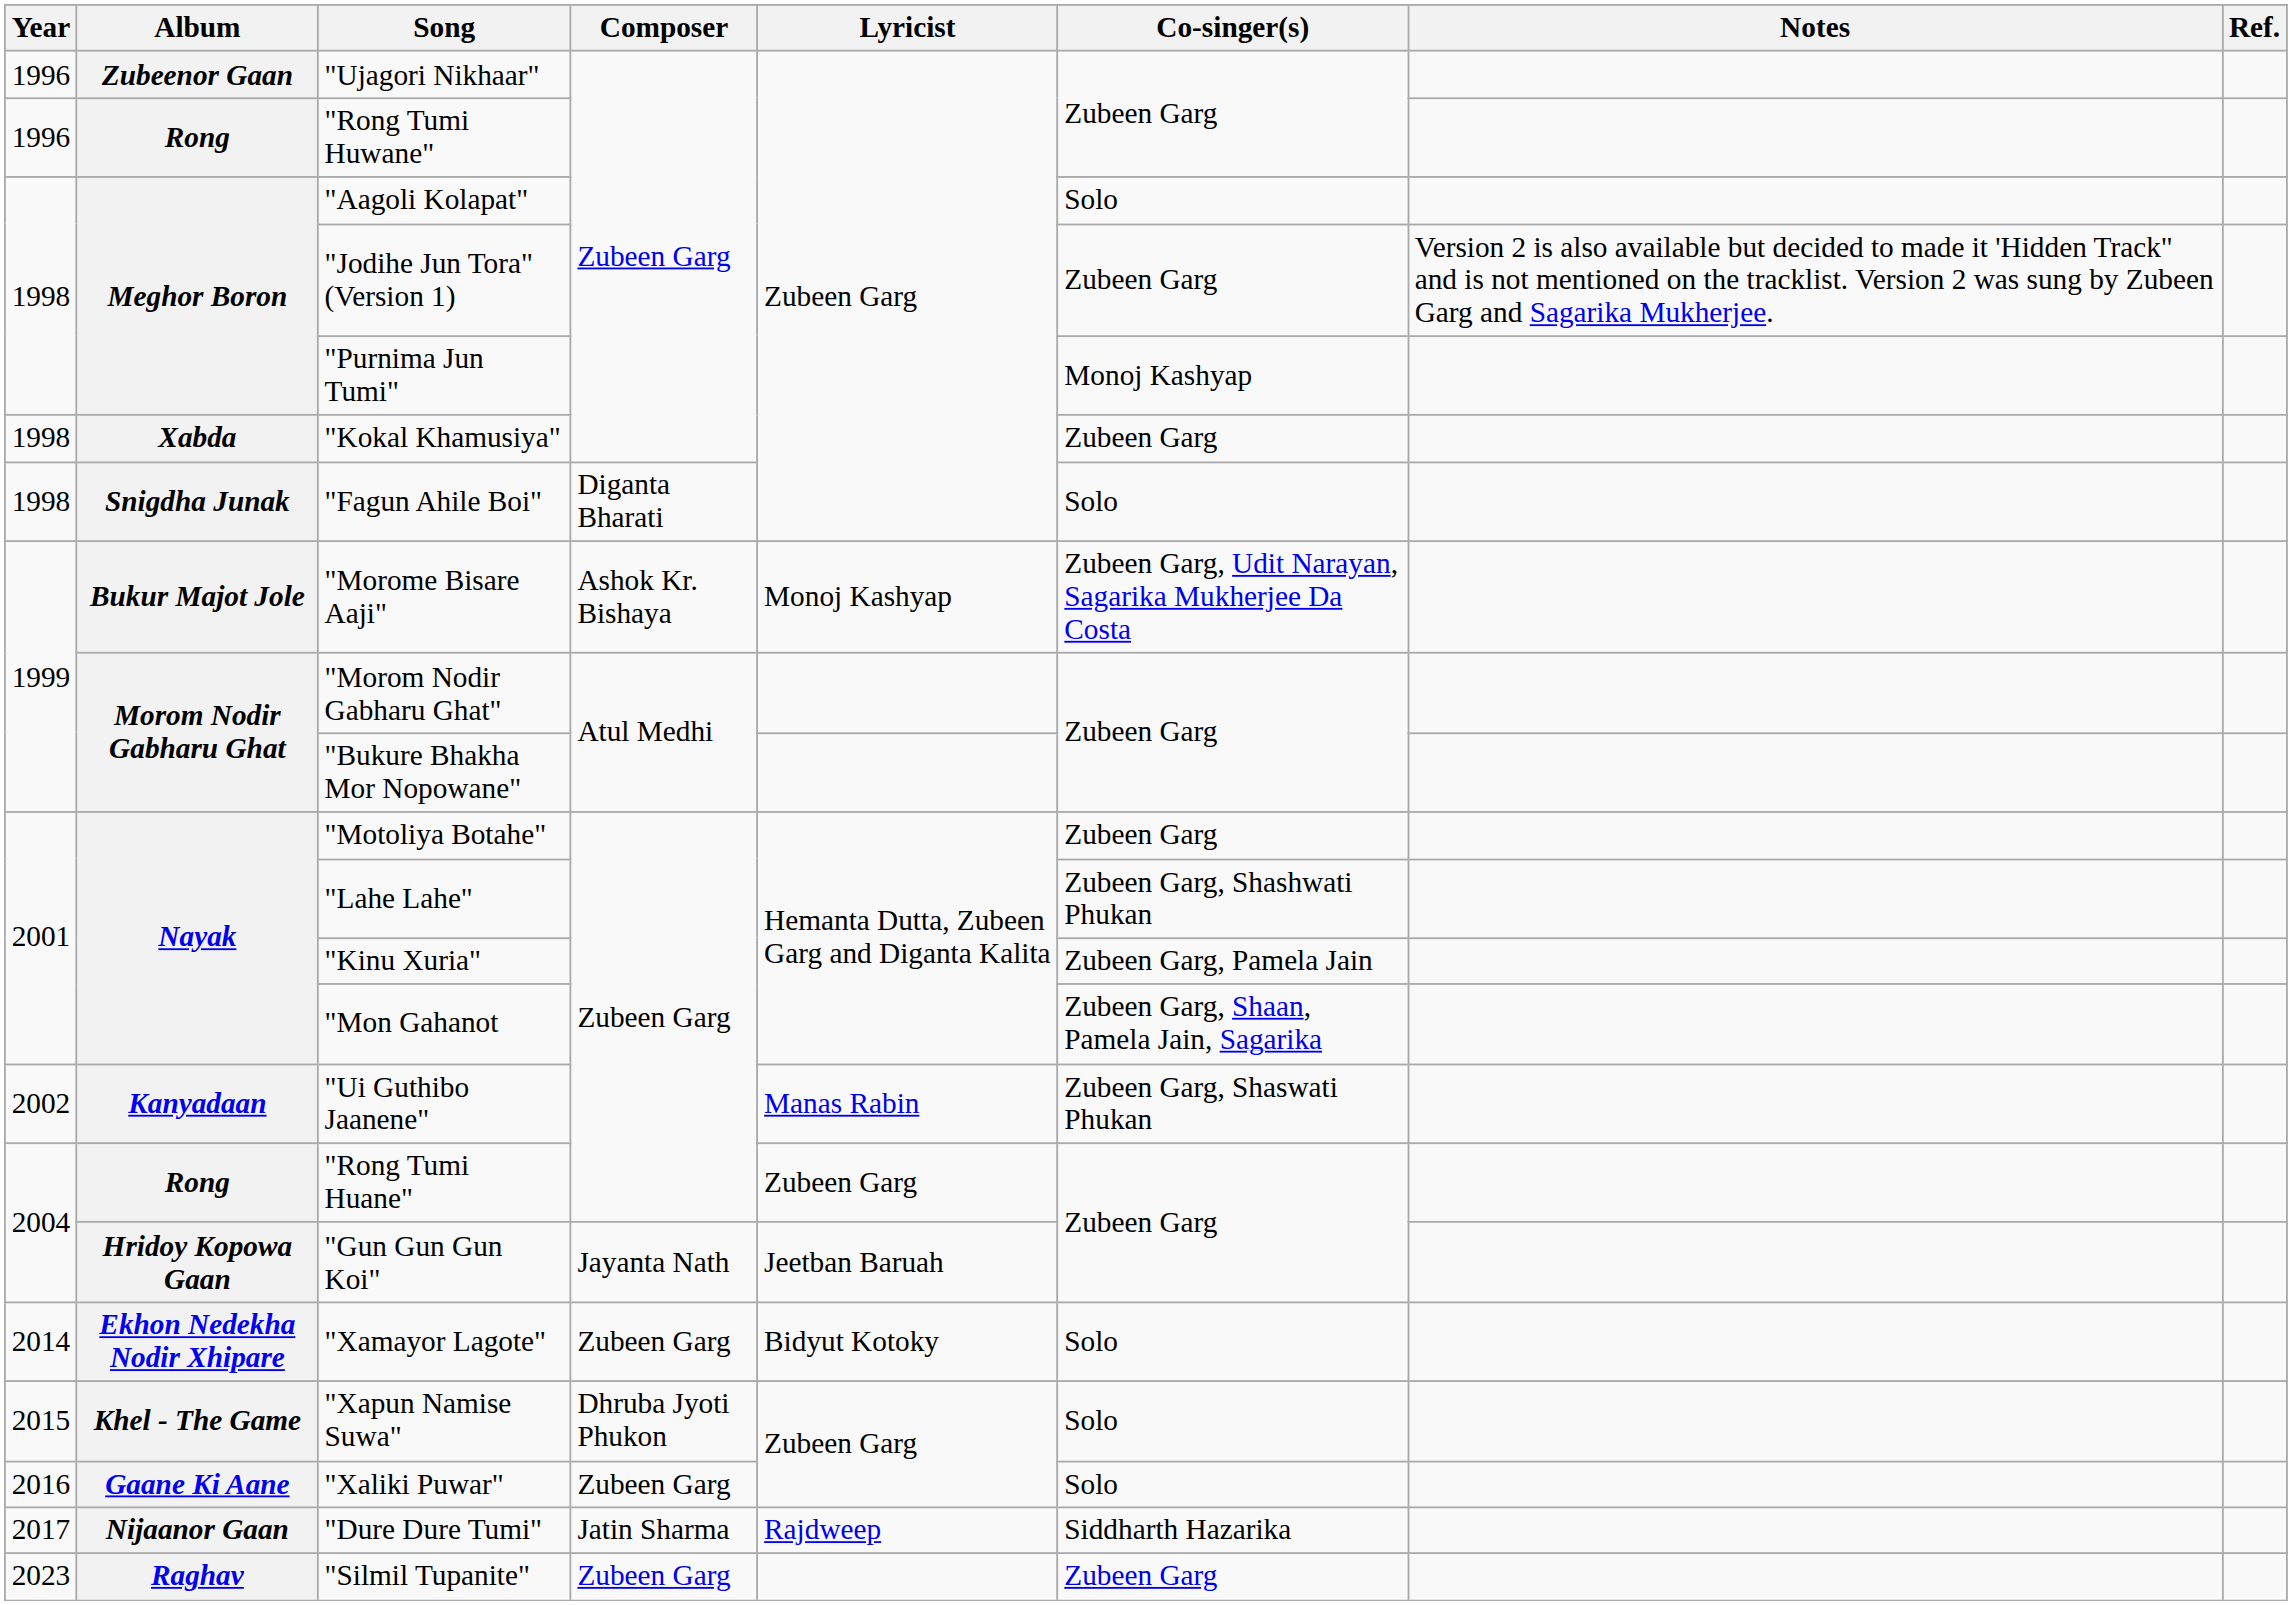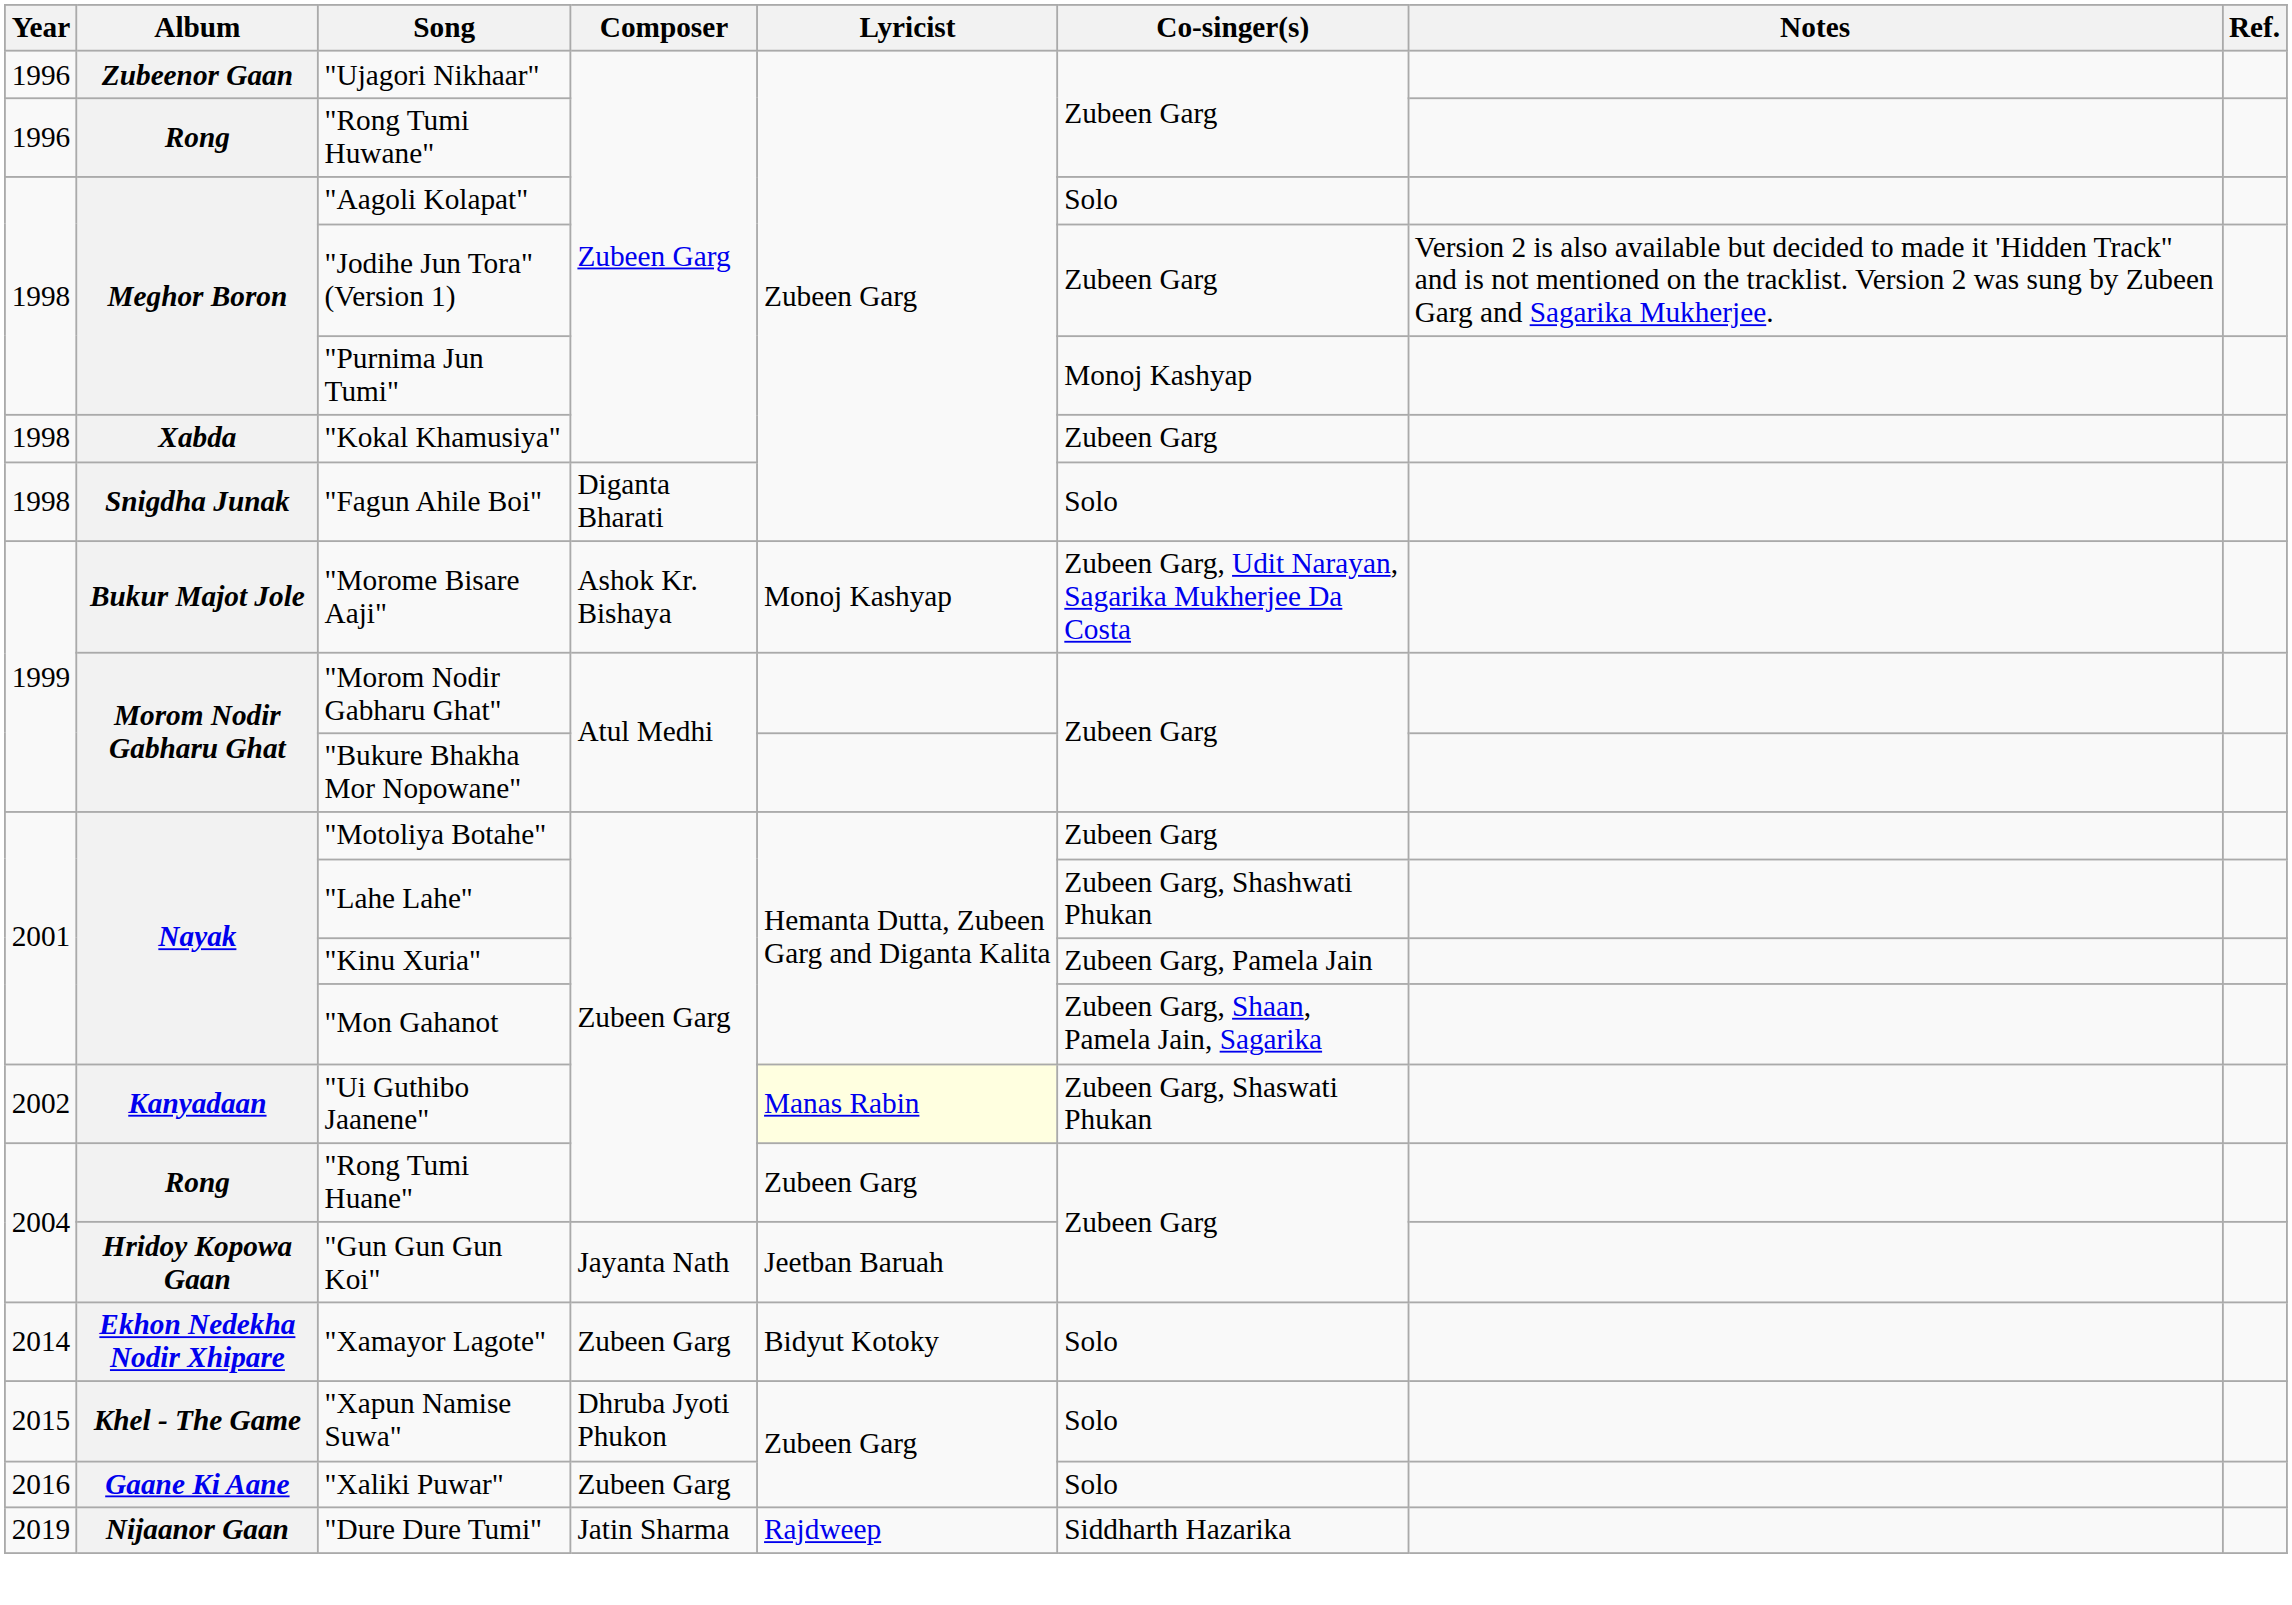(842, 1103) no background -> (842, 1103) lightyellow background
(41, 1529) 2017 -> (41, 1529) 2019
- row: (427, 1576)
